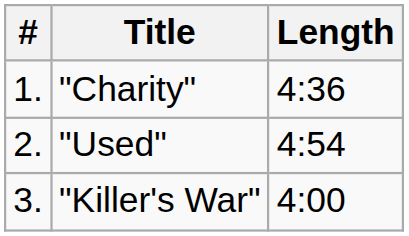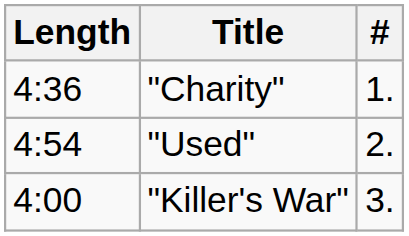columns swapped: (28, 32) <-> (336, 32)
